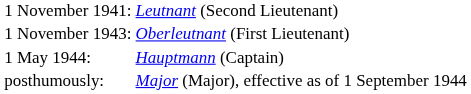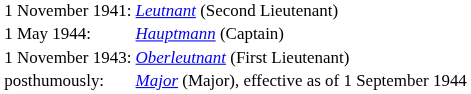rows swapped: (68, 34) <-> (48, 57)
